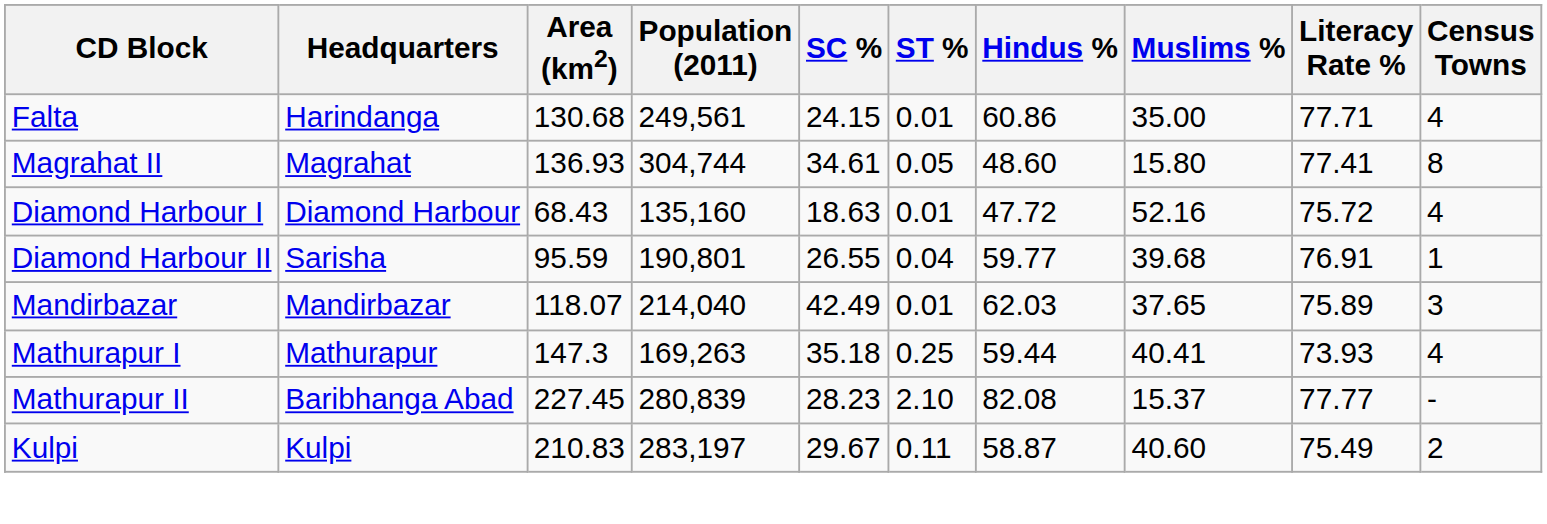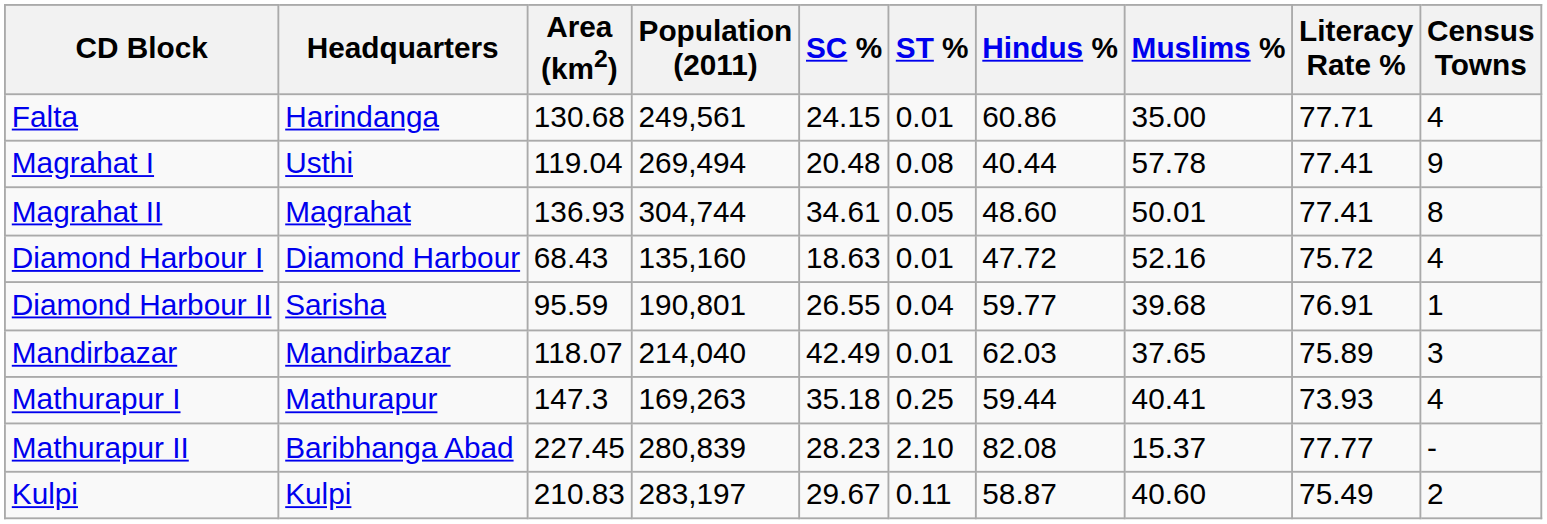+ row: (83, 164)
(1169, 164) 15.80 -> (1169, 211) 50.01
